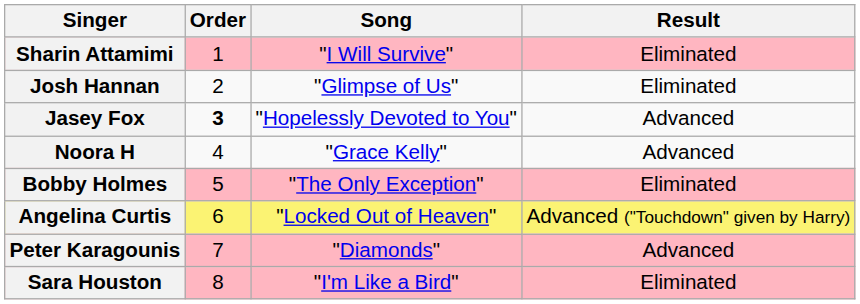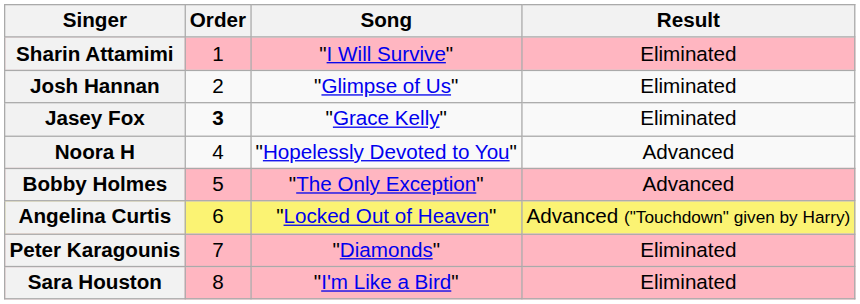(386, 119) "Hopelessly Devoted to You" -> (386, 119) "Grace Kelly"
(688, 119) Advanced -> (688, 119) Eliminated
(386, 151) "Grace Kelly" -> (386, 151) "Hopelessly Devoted to You"
(688, 184) Eliminated -> (688, 184) Advanced
(688, 250) Advanced -> (688, 250) Eliminated
